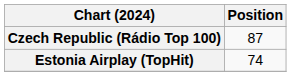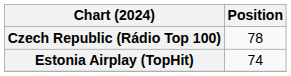(255, 37) 87 -> (255, 37) 78
